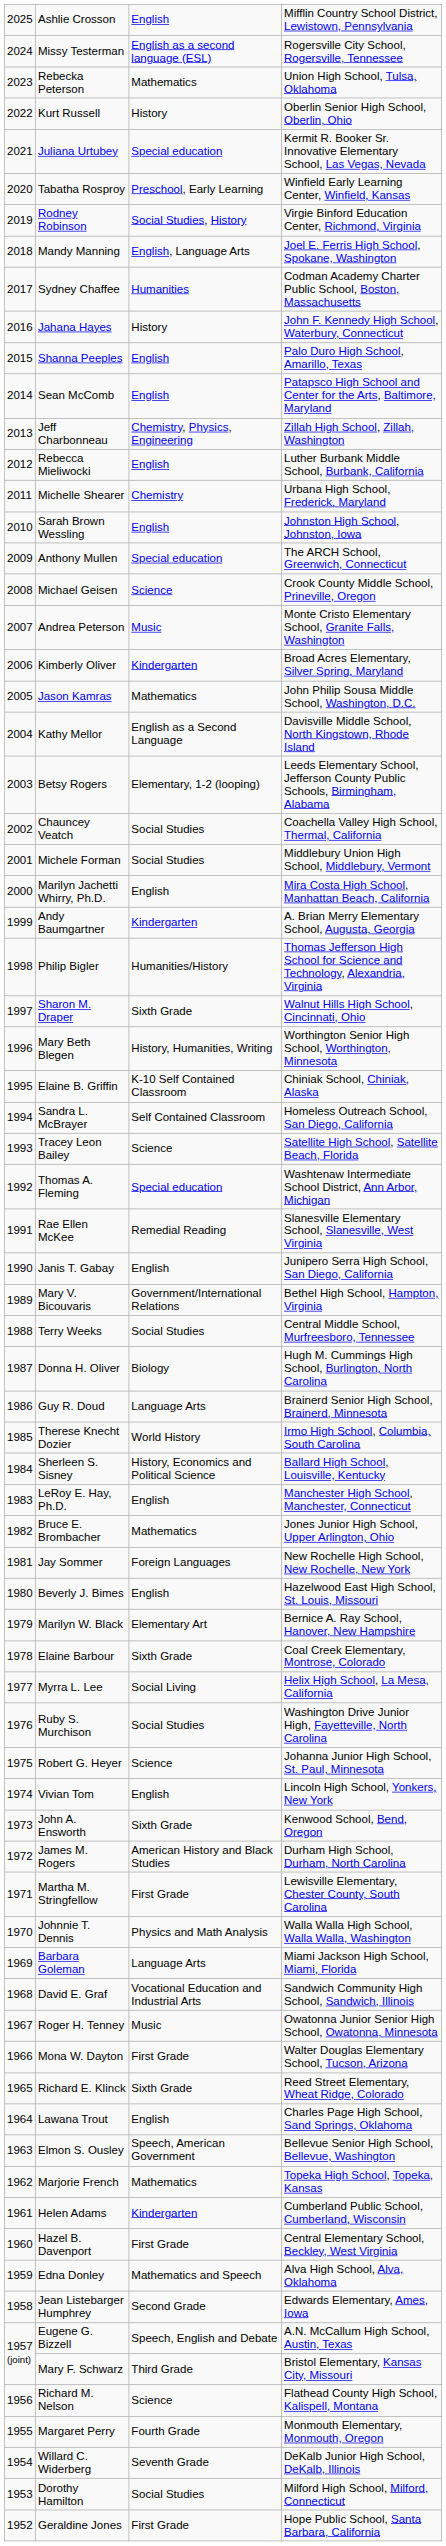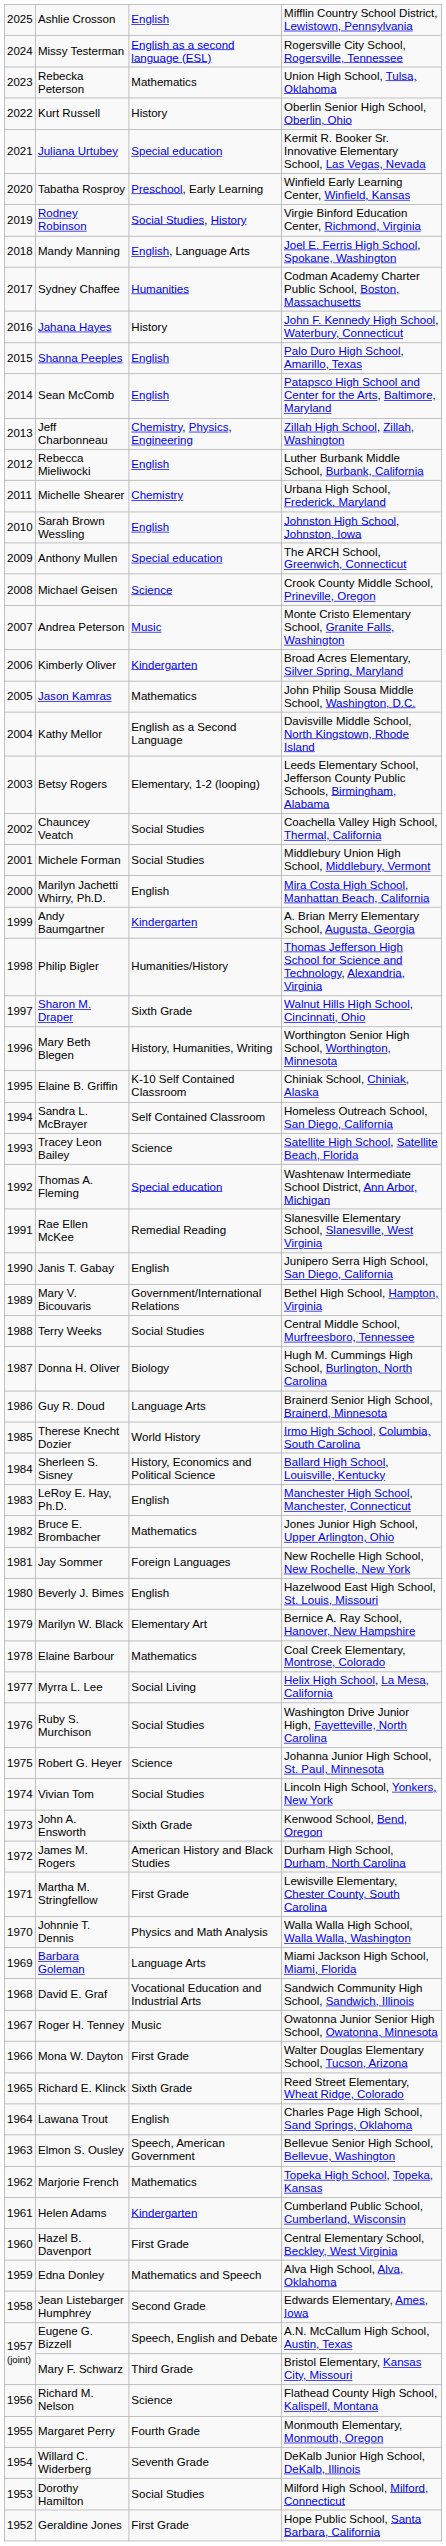(162, 1656) Sixth Grade -> (164, 1656) Mathematics
(150, 1794) English -> (168, 1794) Social Studies
